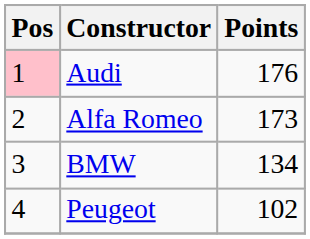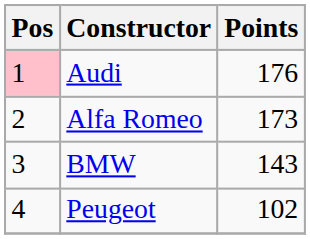(277, 164) 134 -> (277, 164) 143
